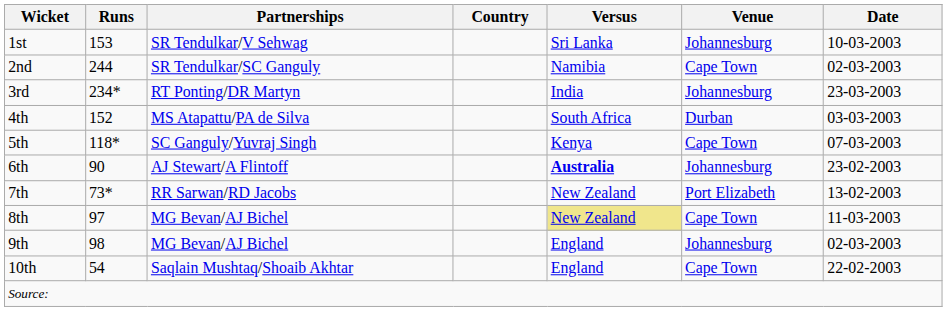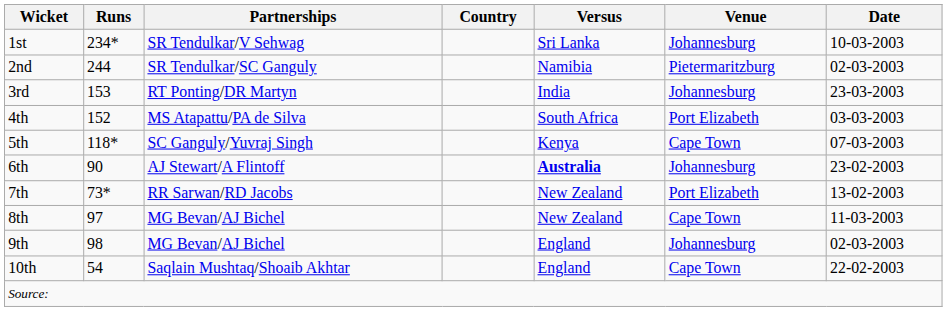(101, 42) 153 -> (103, 42) 234*
(721, 67) Cape Town -> (722, 67) Pietermaritzburg
(105, 92) 234* -> (99, 92) 153
(709, 117) Durban -> (714, 117) Port Elizabeth
(593, 218) khaki background -> (580, 218) no background
